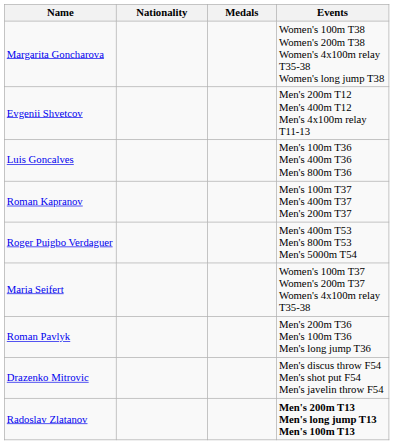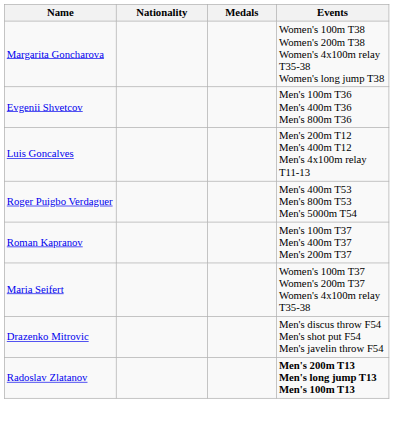(323, 113) Men's 200m T12 Men's 400m T12 Men's 4x100m relay T11-13 -> (315, 107) Men's 100m T36 Men's 400m T36 Men's 800m T36
(315, 160) Men's 100m T36 Men's 400m T36 Men's 800m T36 -> (323, 154) Men's 200m T12 Men's 400m T12 Men's 4x100m relay T11-13
rows swapped: (45, 201) <-> (60, 242)
- row: (39, 337)
